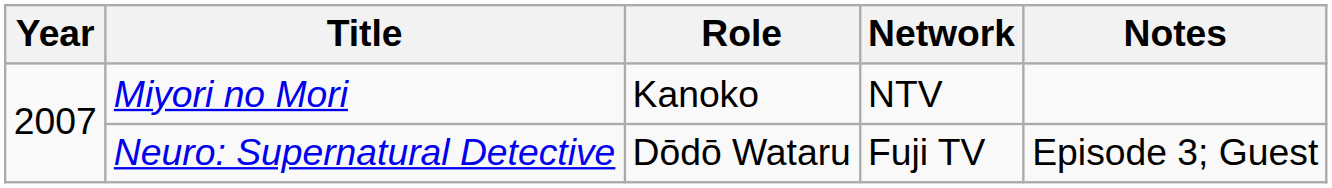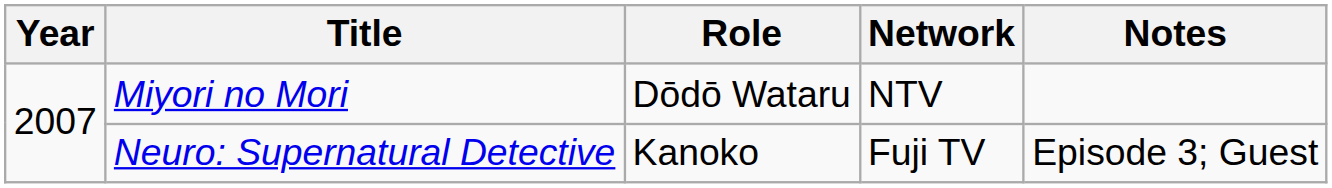(696, 93) Kanoko -> (742, 93) Dōdō Wataru
(742, 152) Dōdō Wataru -> (696, 152) Kanoko
